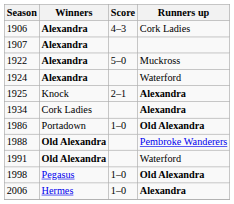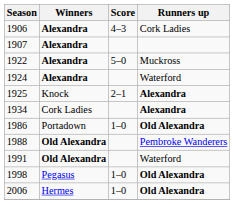(163, 191) Alexandra -> (172, 191) Old Alexandra
